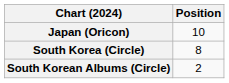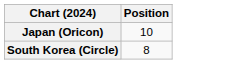- row: (89, 68)
